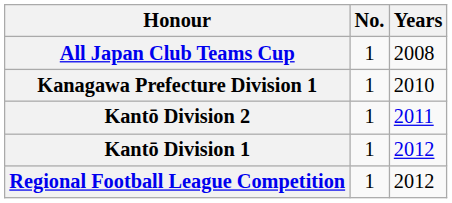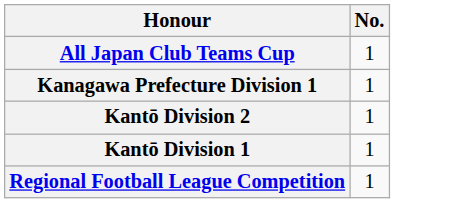- column: (418, 20)
